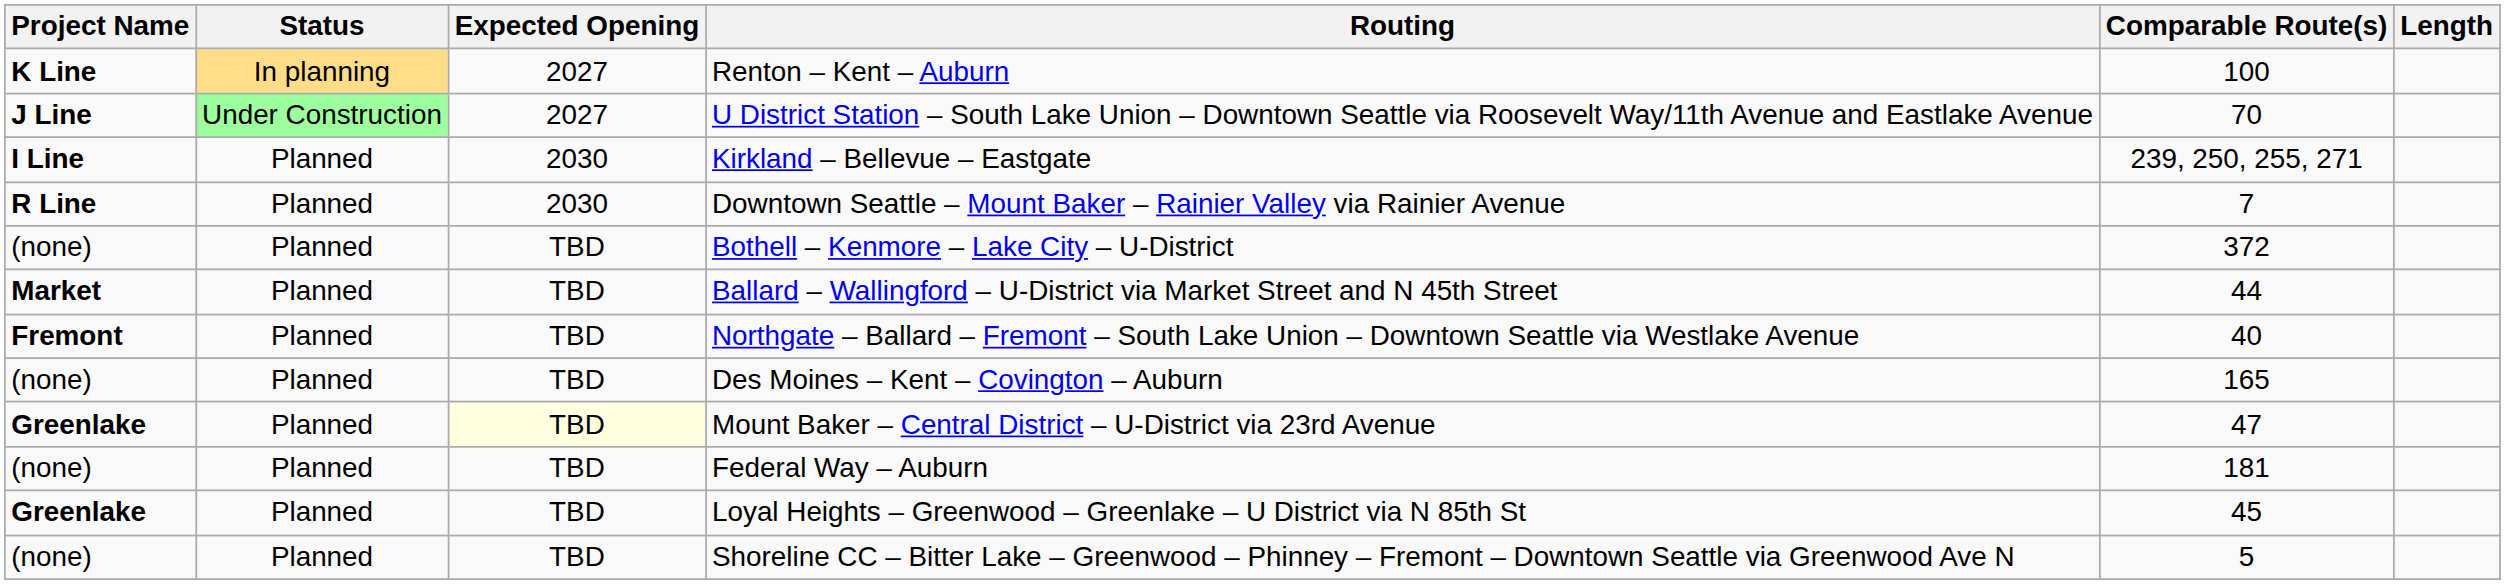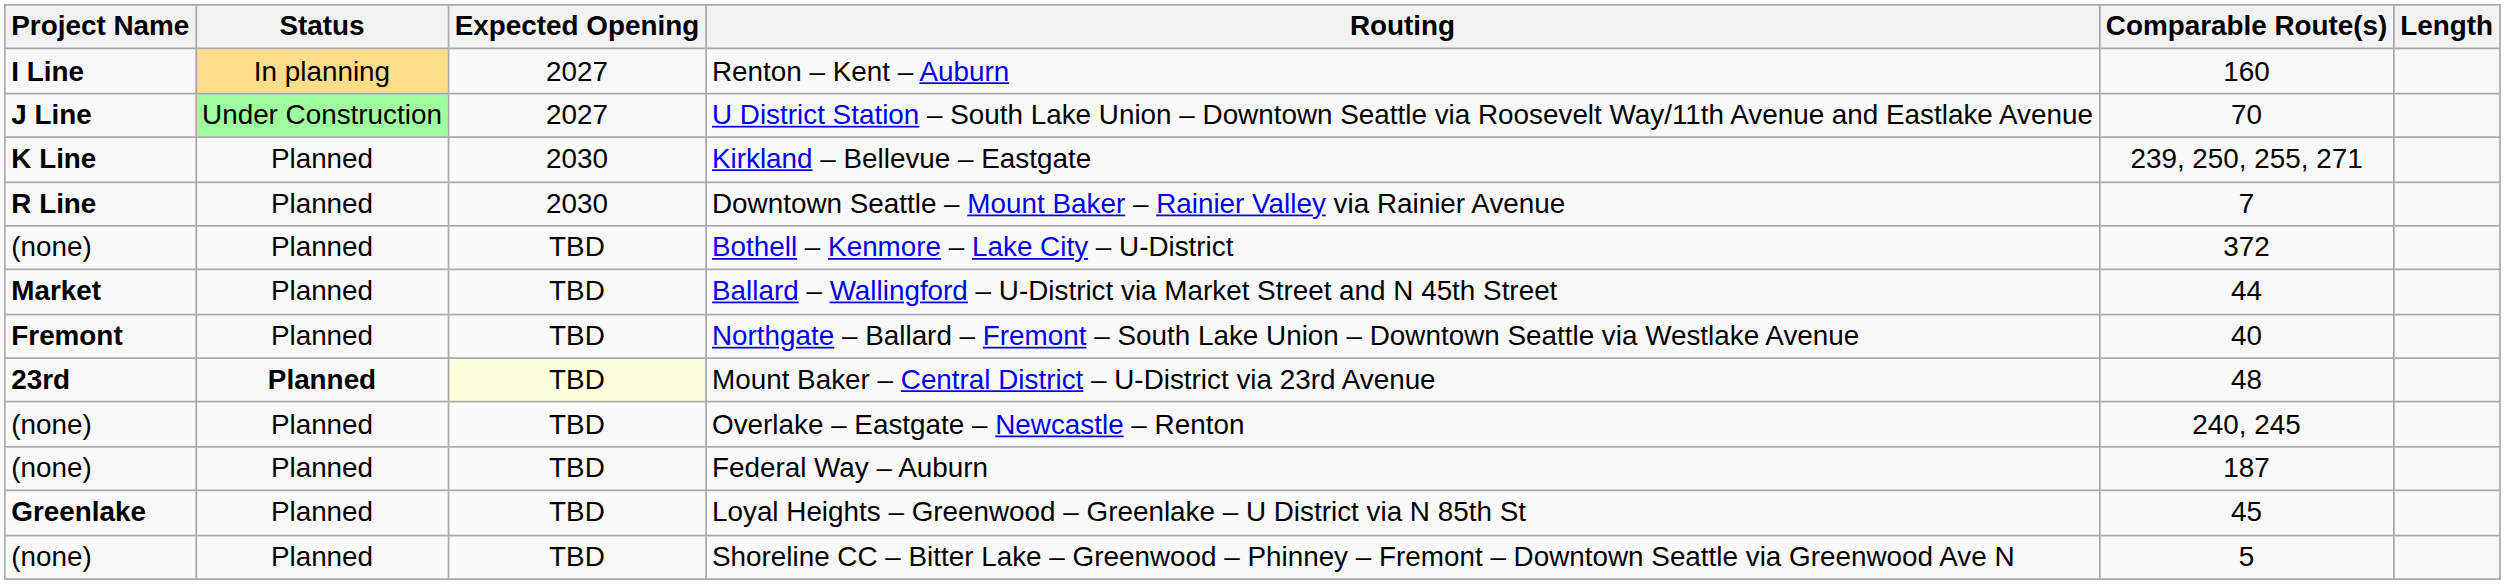(54, 70) K Line -> (48, 70) I Line
(2247, 70) 100 -> (2247, 70) 160
(48, 159) I Line -> (54, 159) K Line
- row: (967, 379)
(79, 423) Greenlake -> (41, 379) 23rd
(322, 423) normal -> (322, 379) bold
(2247, 423) 47 -> (2247, 379) 48
+ row: (978, 423)
(2247, 468) 181 -> (2247, 468) 187
